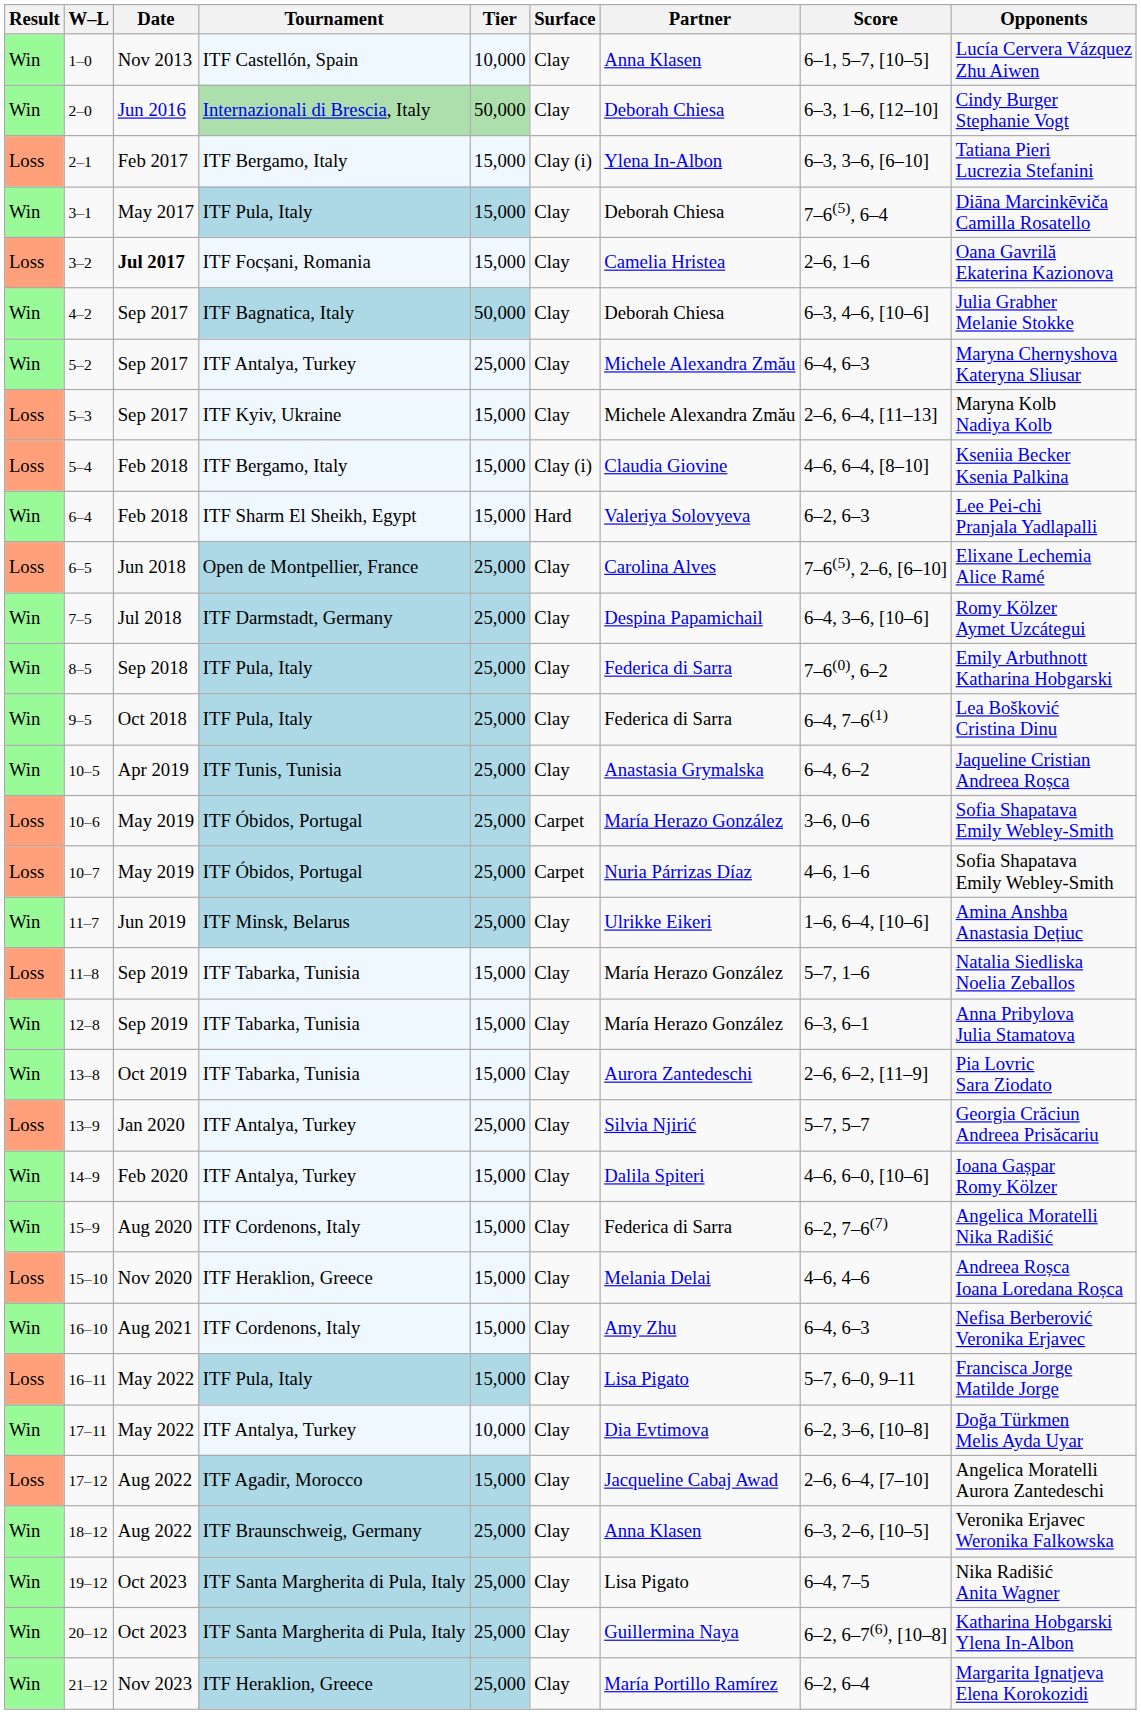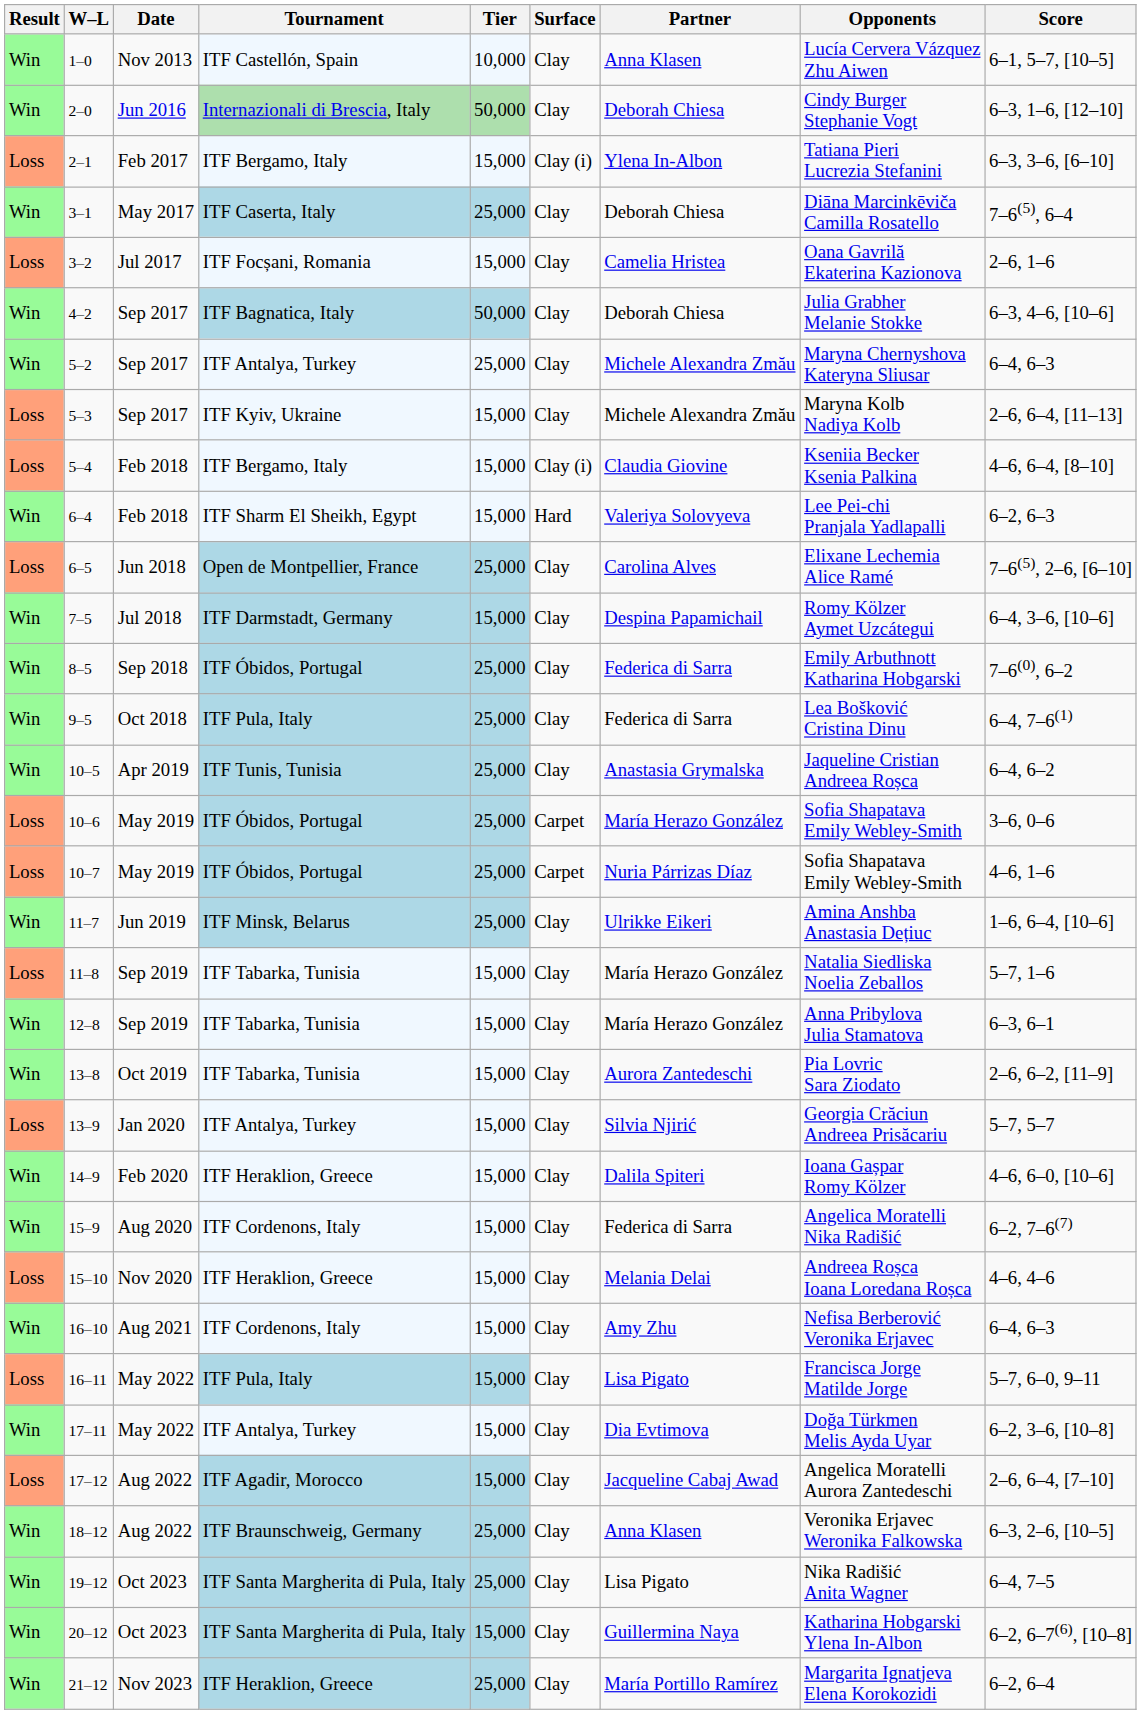columns swapped: (1044, 19) <-> (876, 19)
(258, 211) ITF Pula, Italy -> (269, 211) ITF Caserta, Italy
(500, 211) 15,000 -> (500, 211) 25,000
(151, 262) bold -> (150, 262) normal
(500, 617) 25,000 -> (500, 617) 15,000
(258, 668) ITF Pula, Italy -> (283, 668) ITF Óbidos, Portugal
(500, 1125) 25,000 -> (500, 1125) 15,000
(279, 1176) ITF Antalya, Turkey -> (288, 1176) ITF Heraklion, Greece
(500, 1429) 10,000 -> (500, 1429) 15,000
(500, 1632) 25,000 -> (500, 1632) 15,000
